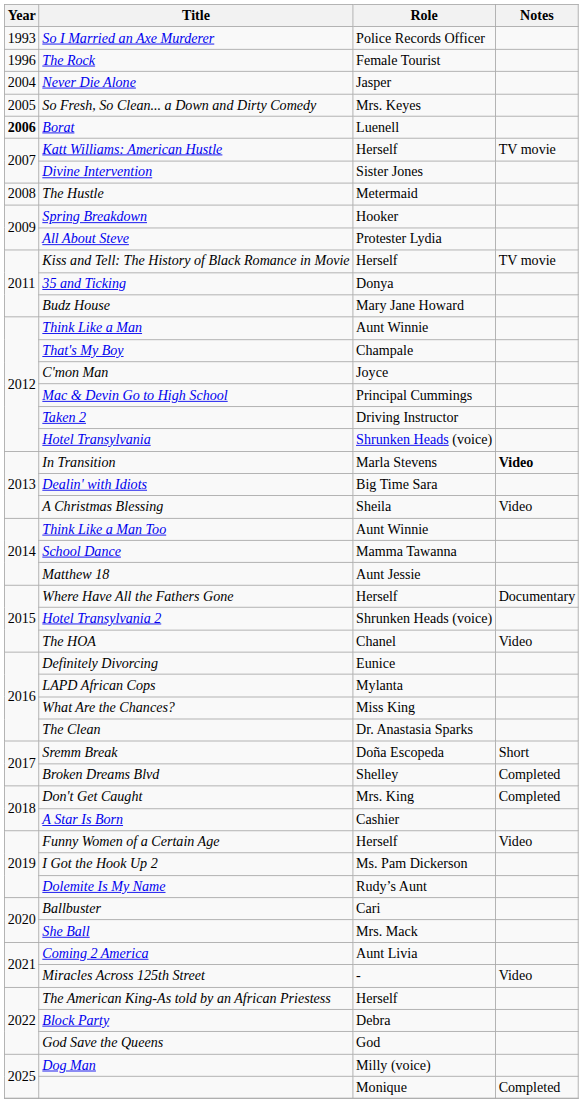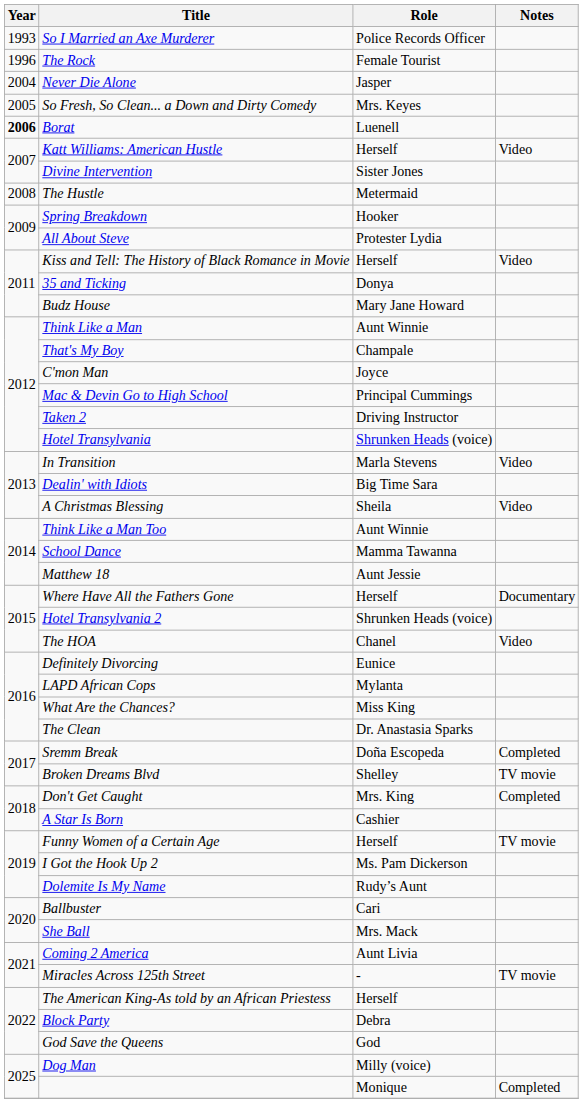(527, 149) TV movie -> (515, 149) Video
(527, 261) TV movie -> (515, 261) Video
(516, 462) bold -> (515, 462) normal
(514, 752) Short -> (530, 752) Completed
(530, 774) Completed -> (527, 774) TV movie
(515, 841) Video -> (527, 841) TV movie
(515, 975) Video -> (527, 975) TV movie
